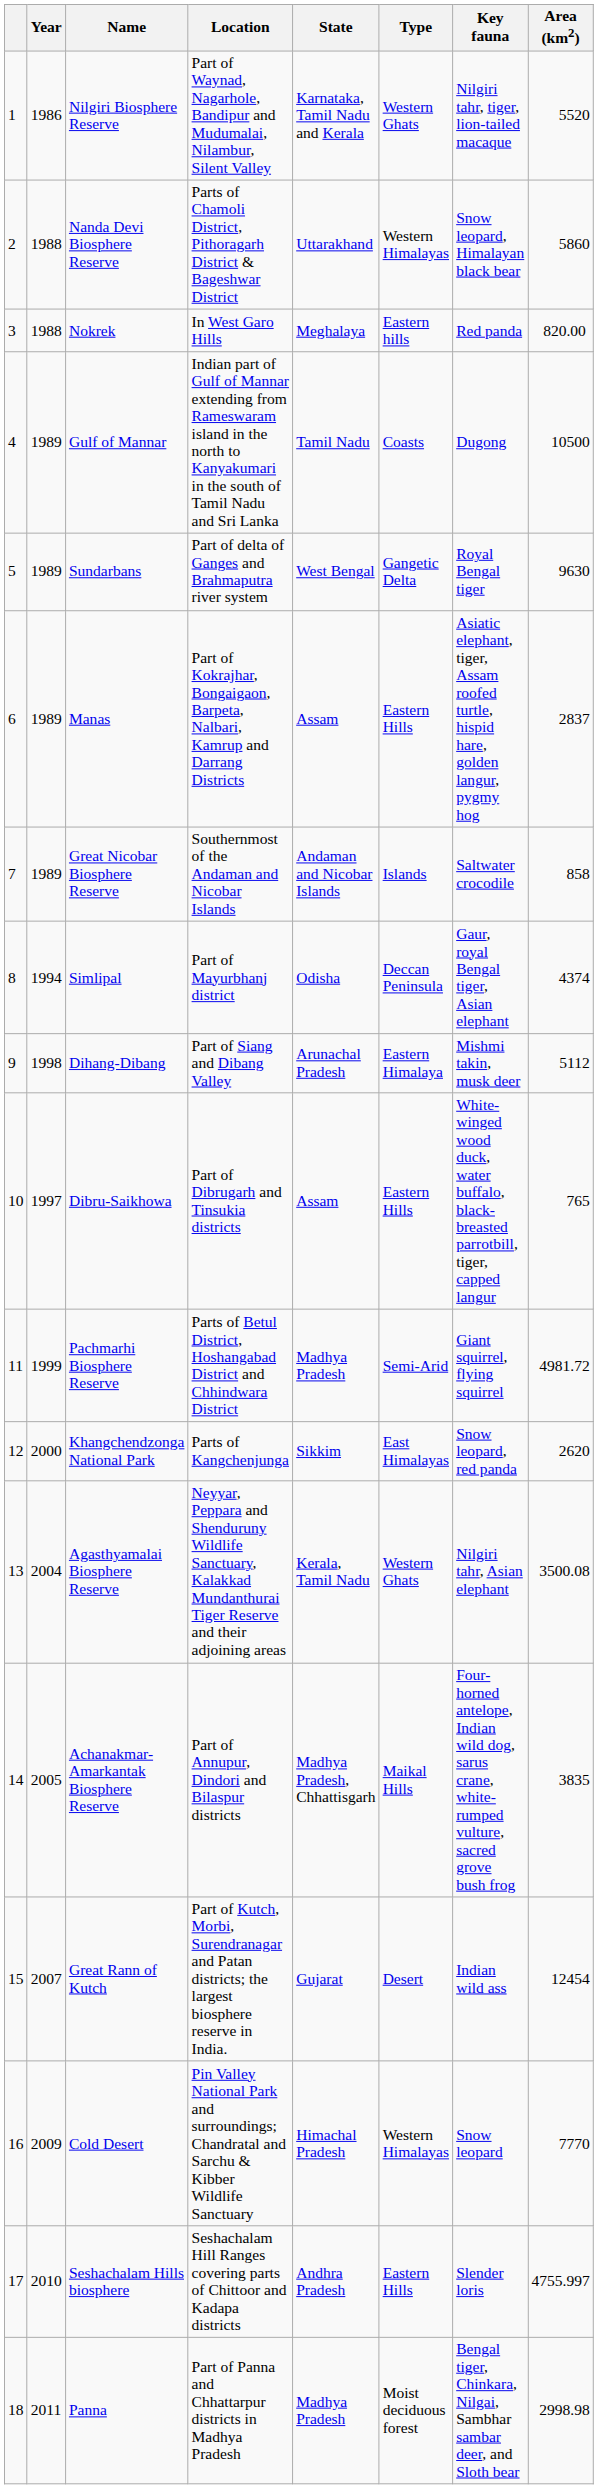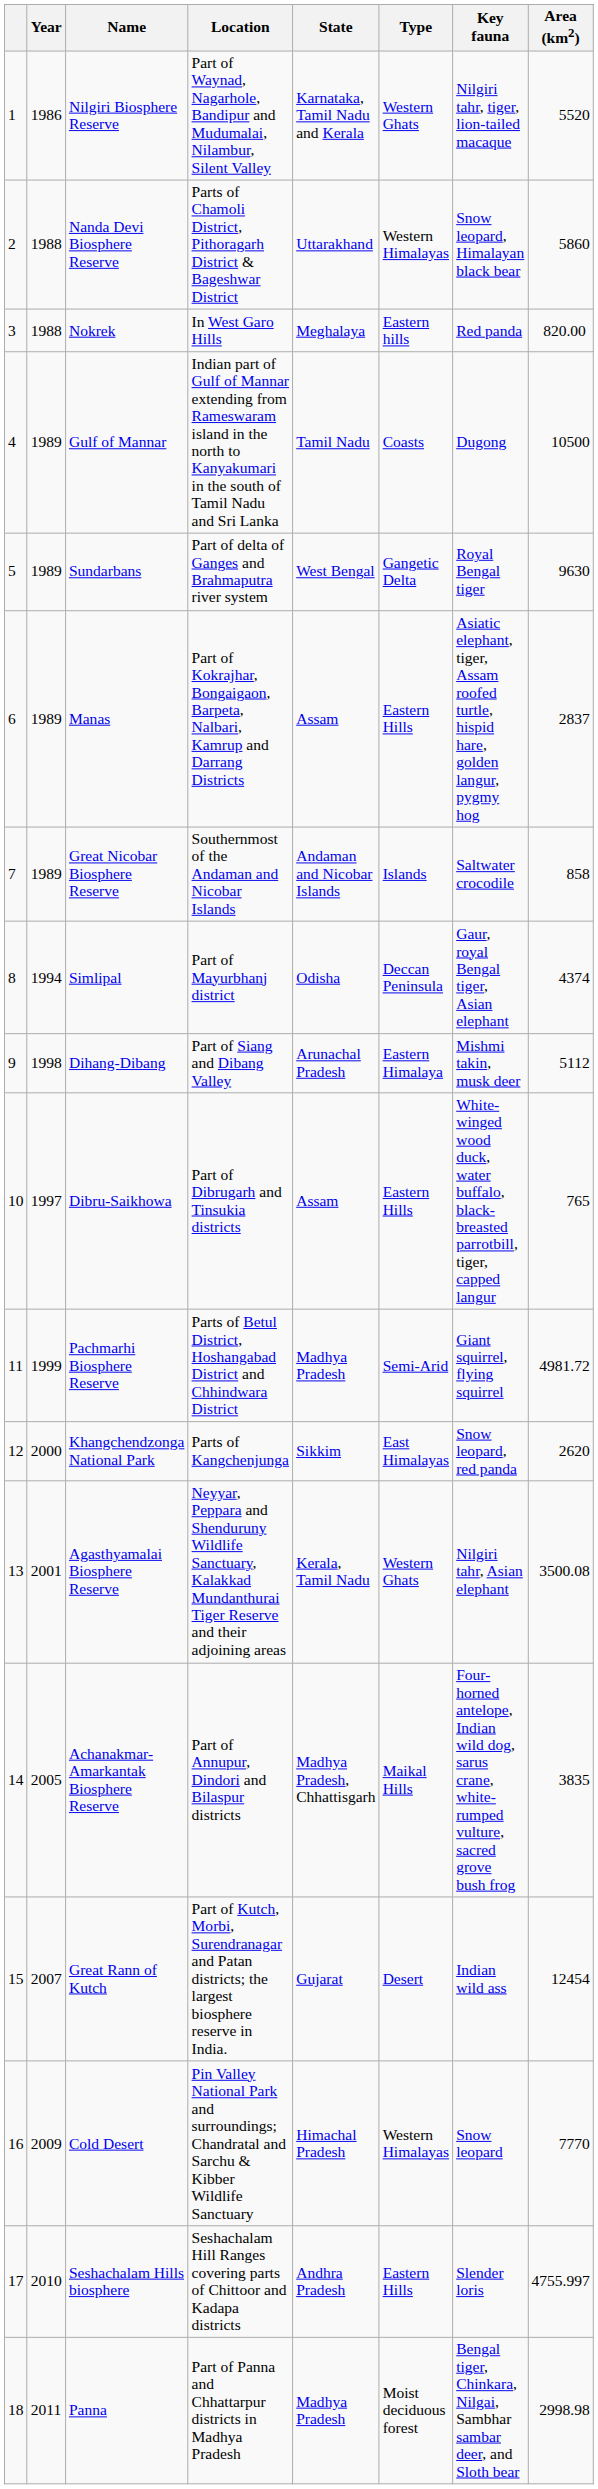(46, 1571) 2004 -> (46, 1571) 2001
